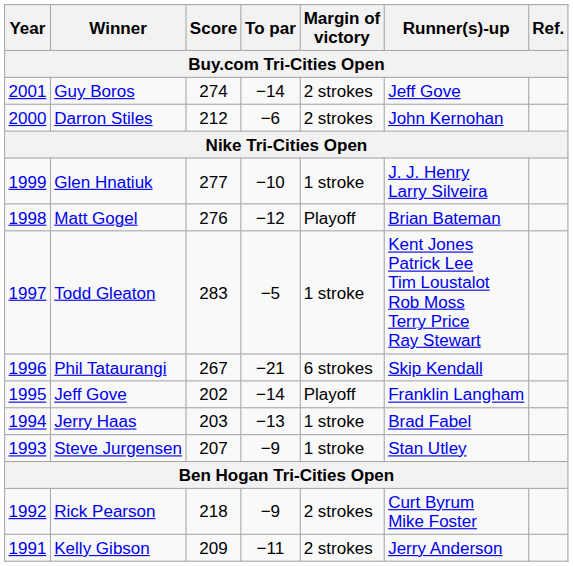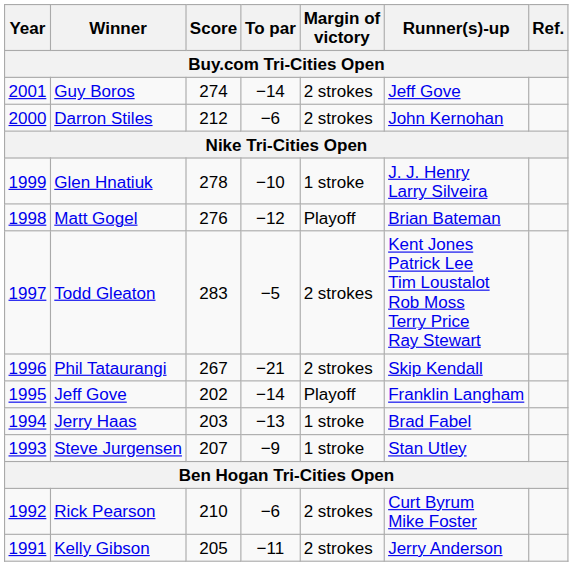(213, 182) 277 -> (213, 182) 278
(334, 293) 1 stroke -> (338, 293) 2 strokes
(338, 367) 6 strokes -> (338, 367) 2 strokes
(213, 511) 218 -> (213, 511) 210
(270, 511) −9 -> (270, 511) −6
(213, 548) 209 -> (213, 548) 205
